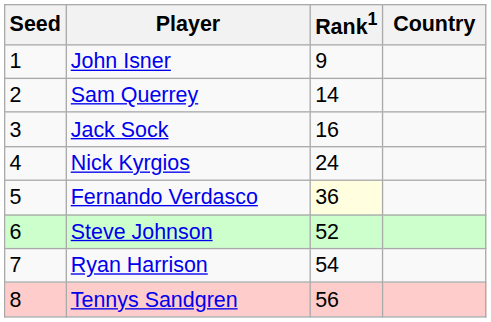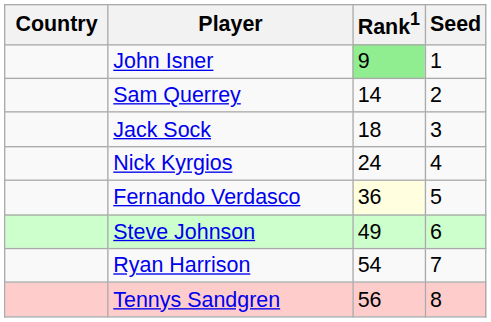columns swapped: (434, 24) <-> (35, 24)
(321, 61) no background -> (364, 61) lightgreen background
(327, 129) 16 -> (370, 129) 18
(327, 231) 52 -> (370, 231) 49
